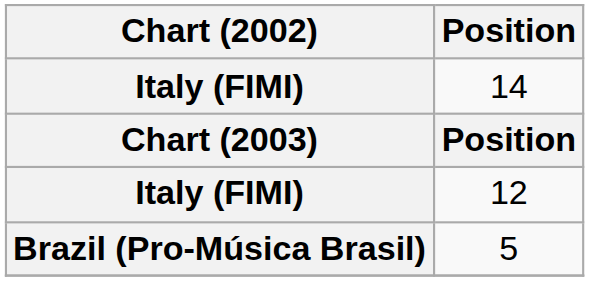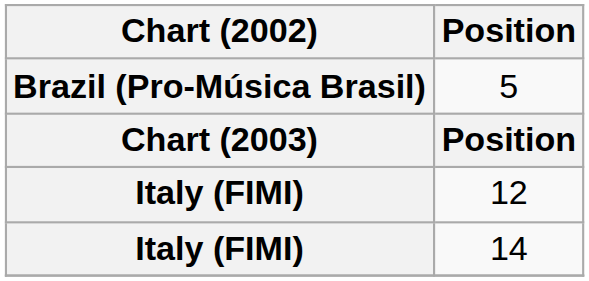rows swapped: (509, 247) <-> (509, 85)
